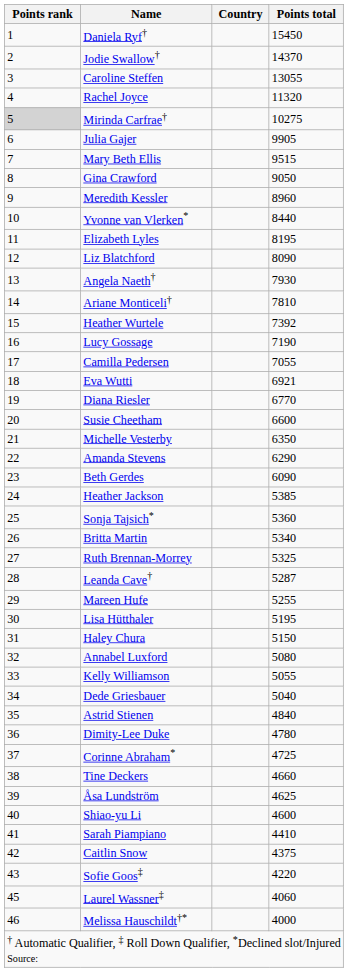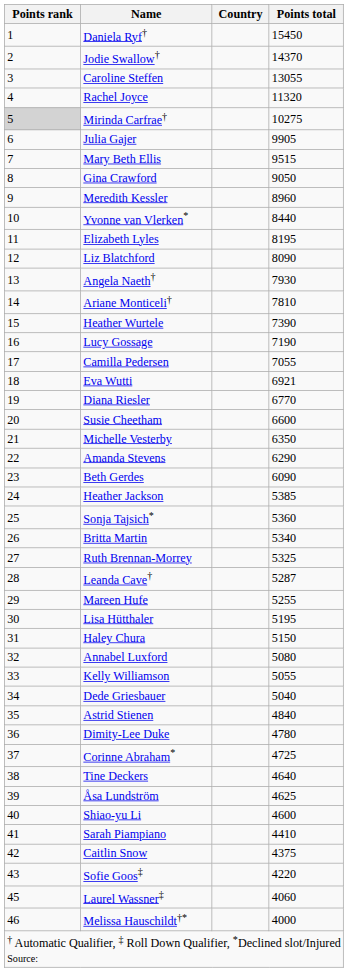(284, 323) 7392 -> (284, 323) 7390
(284, 776) 4660 -> (284, 776) 4640
